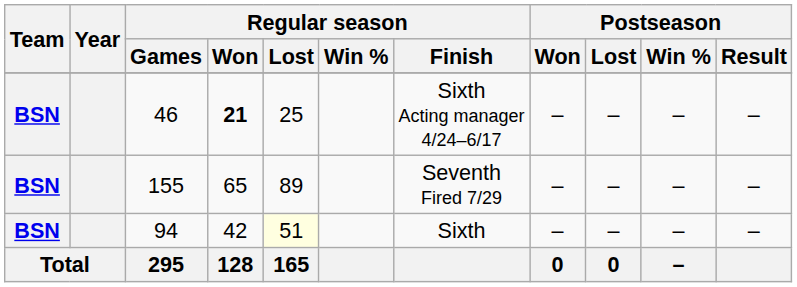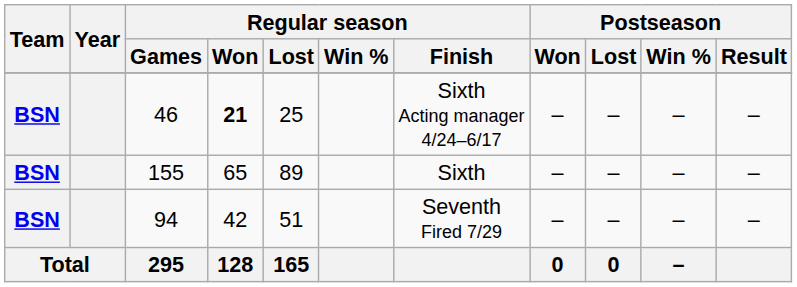(461, 185) Seventh Fired 7/29 -> (461, 173) Sixth
(291, 231) lightyellow background -> (291, 219) no background
(461, 231) Sixth -> (461, 219) Seventh Fired 7/29
